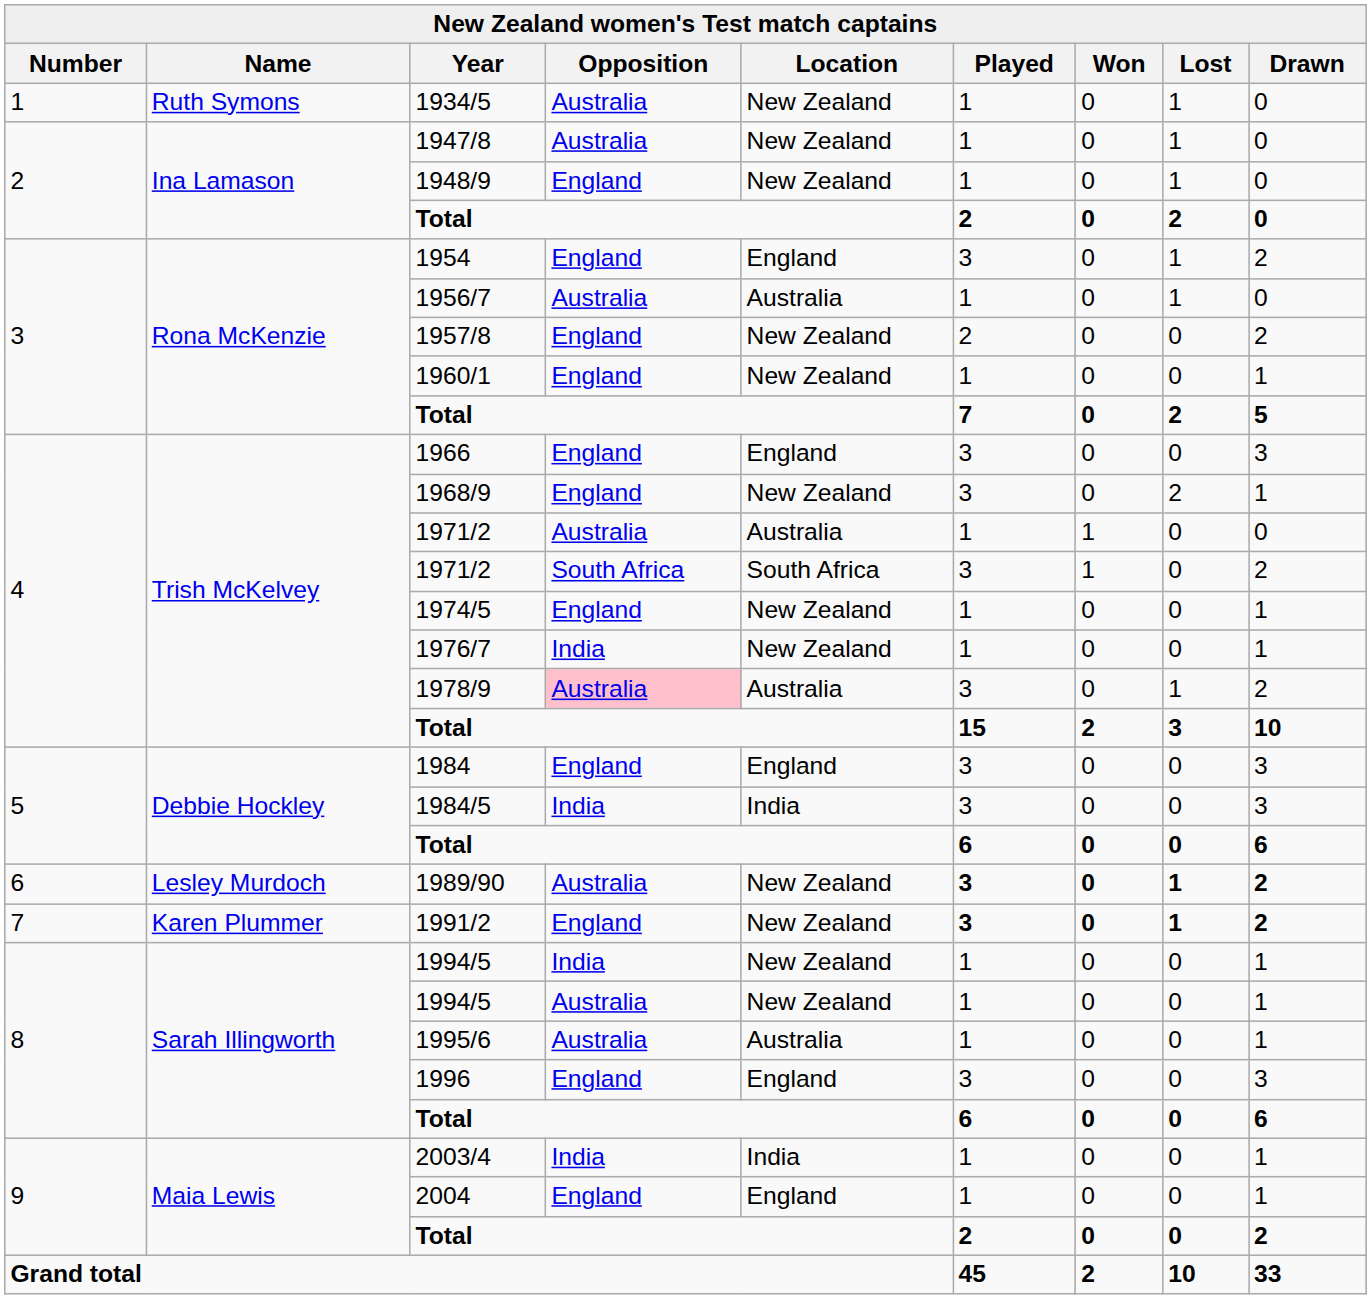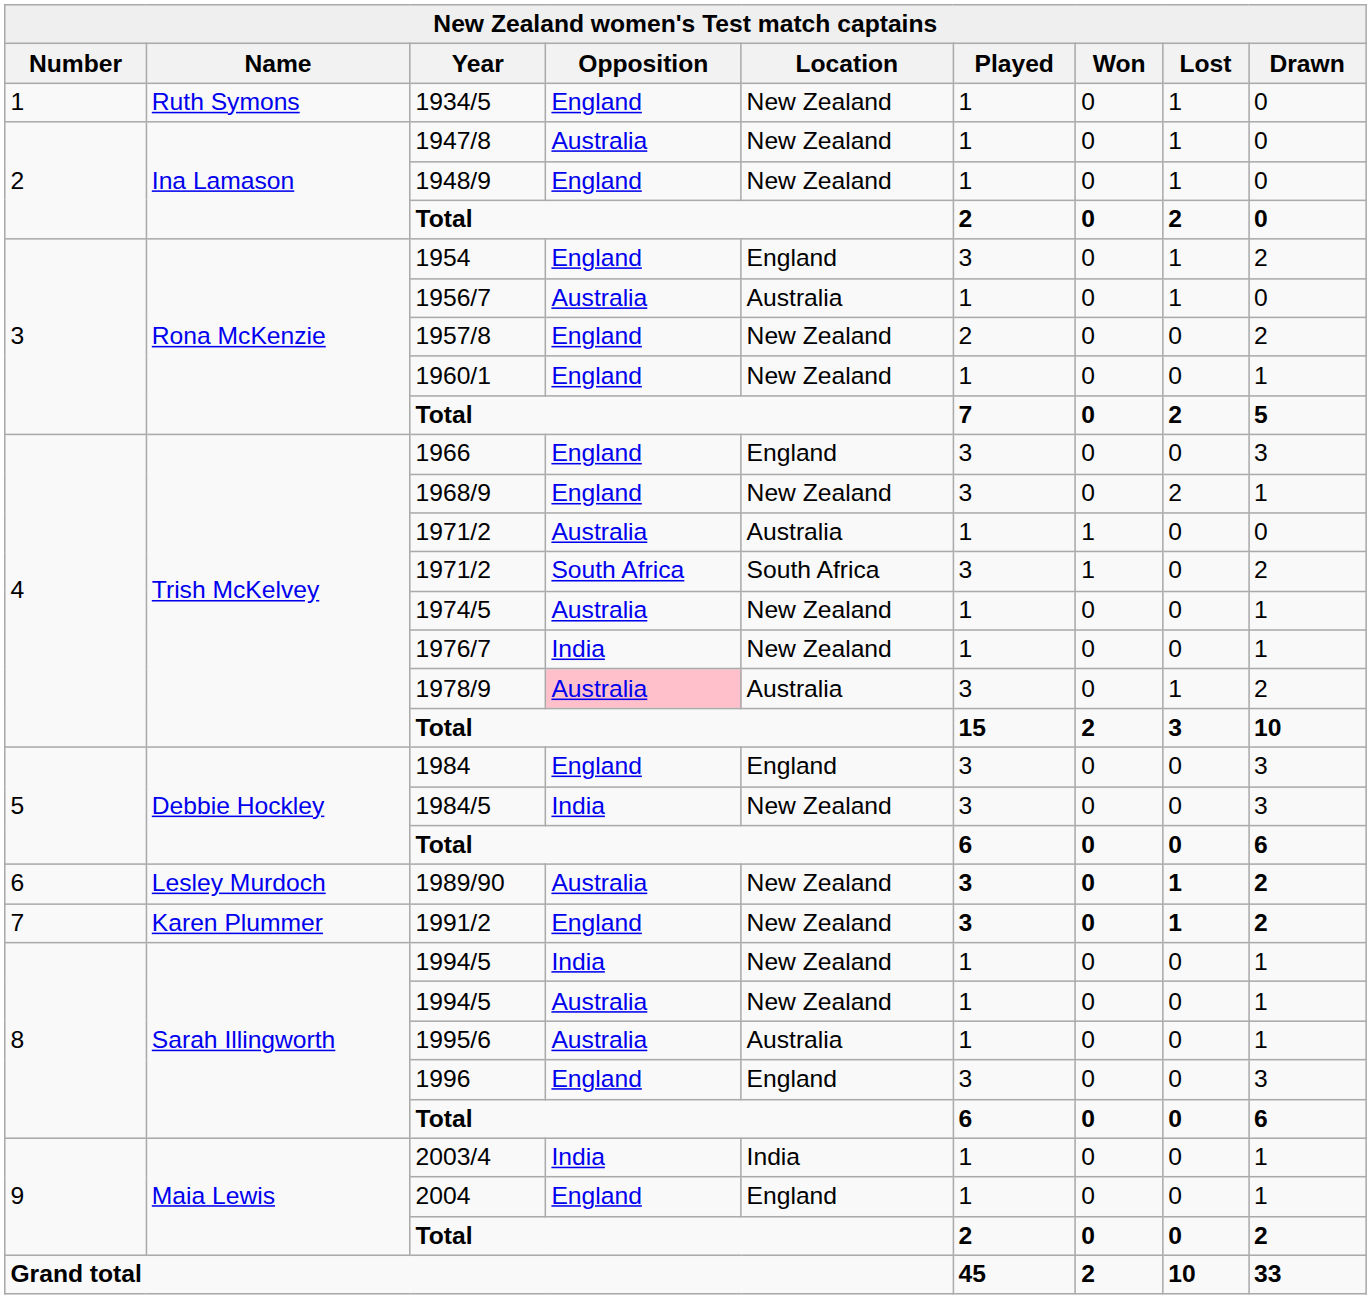(599, 102) Australia -> (597, 102) England
(597, 610) England -> (599, 610) Australia
(773, 805) India -> (819, 805) New Zealand
